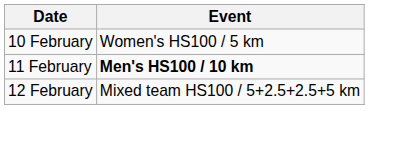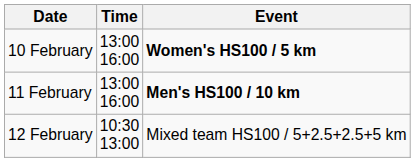+ column: (119, 16)
(182, 41) normal -> (231, 50) bold
